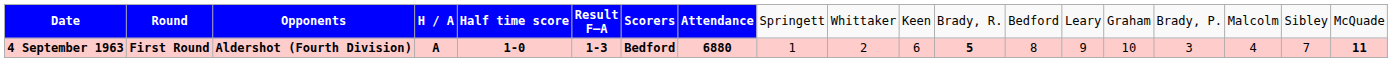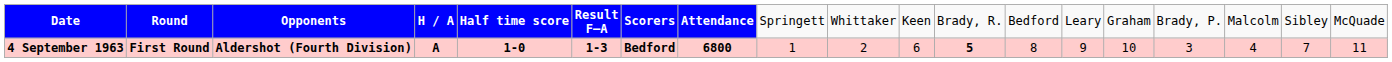(717, 48) 6880 -> (717, 48) 6800
(1359, 48) bold -> (1359, 48) normal
